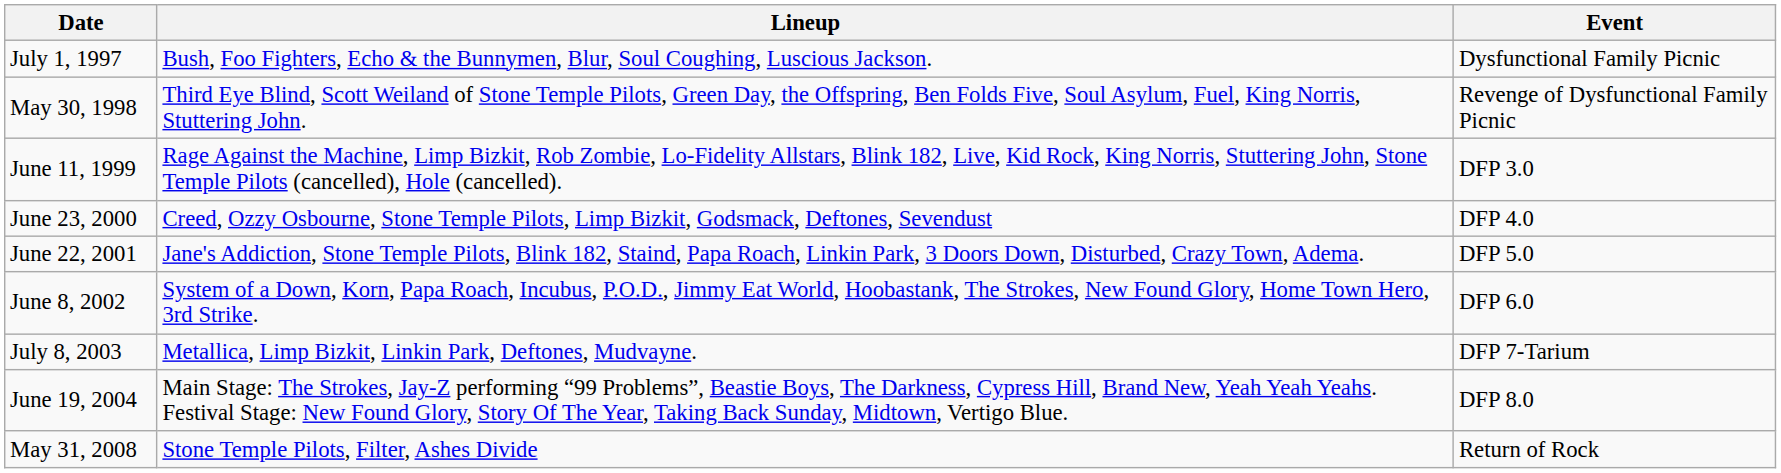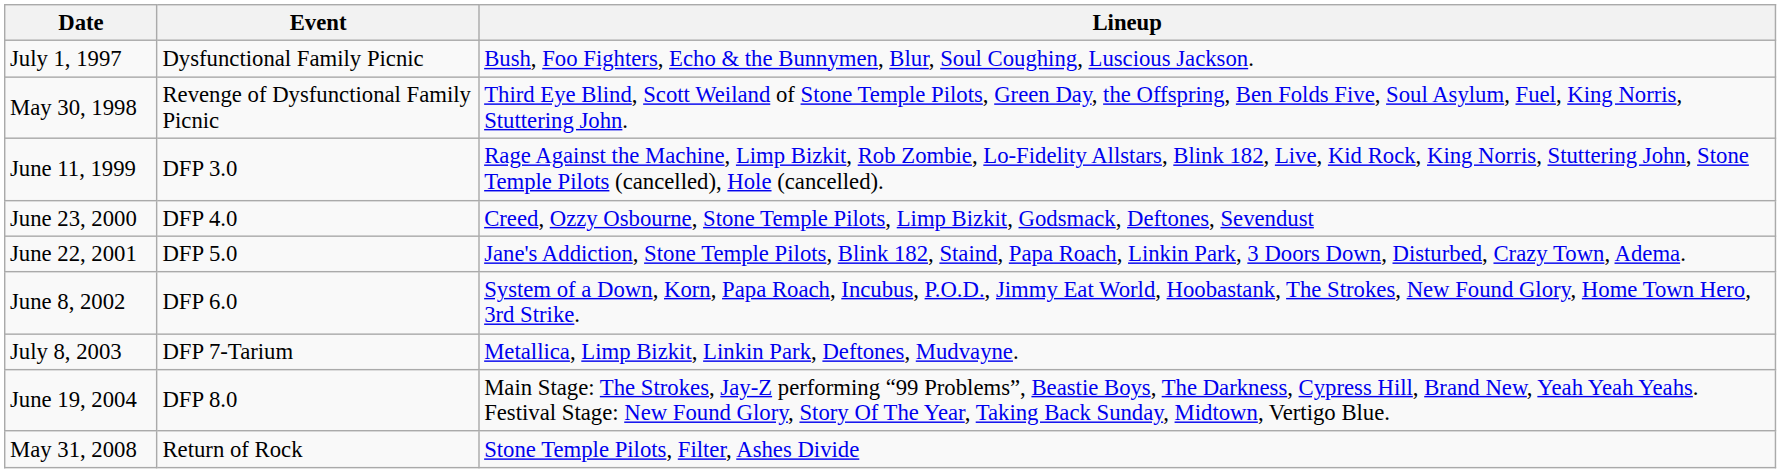columns swapped: (1615, 22) <-> (805, 22)
